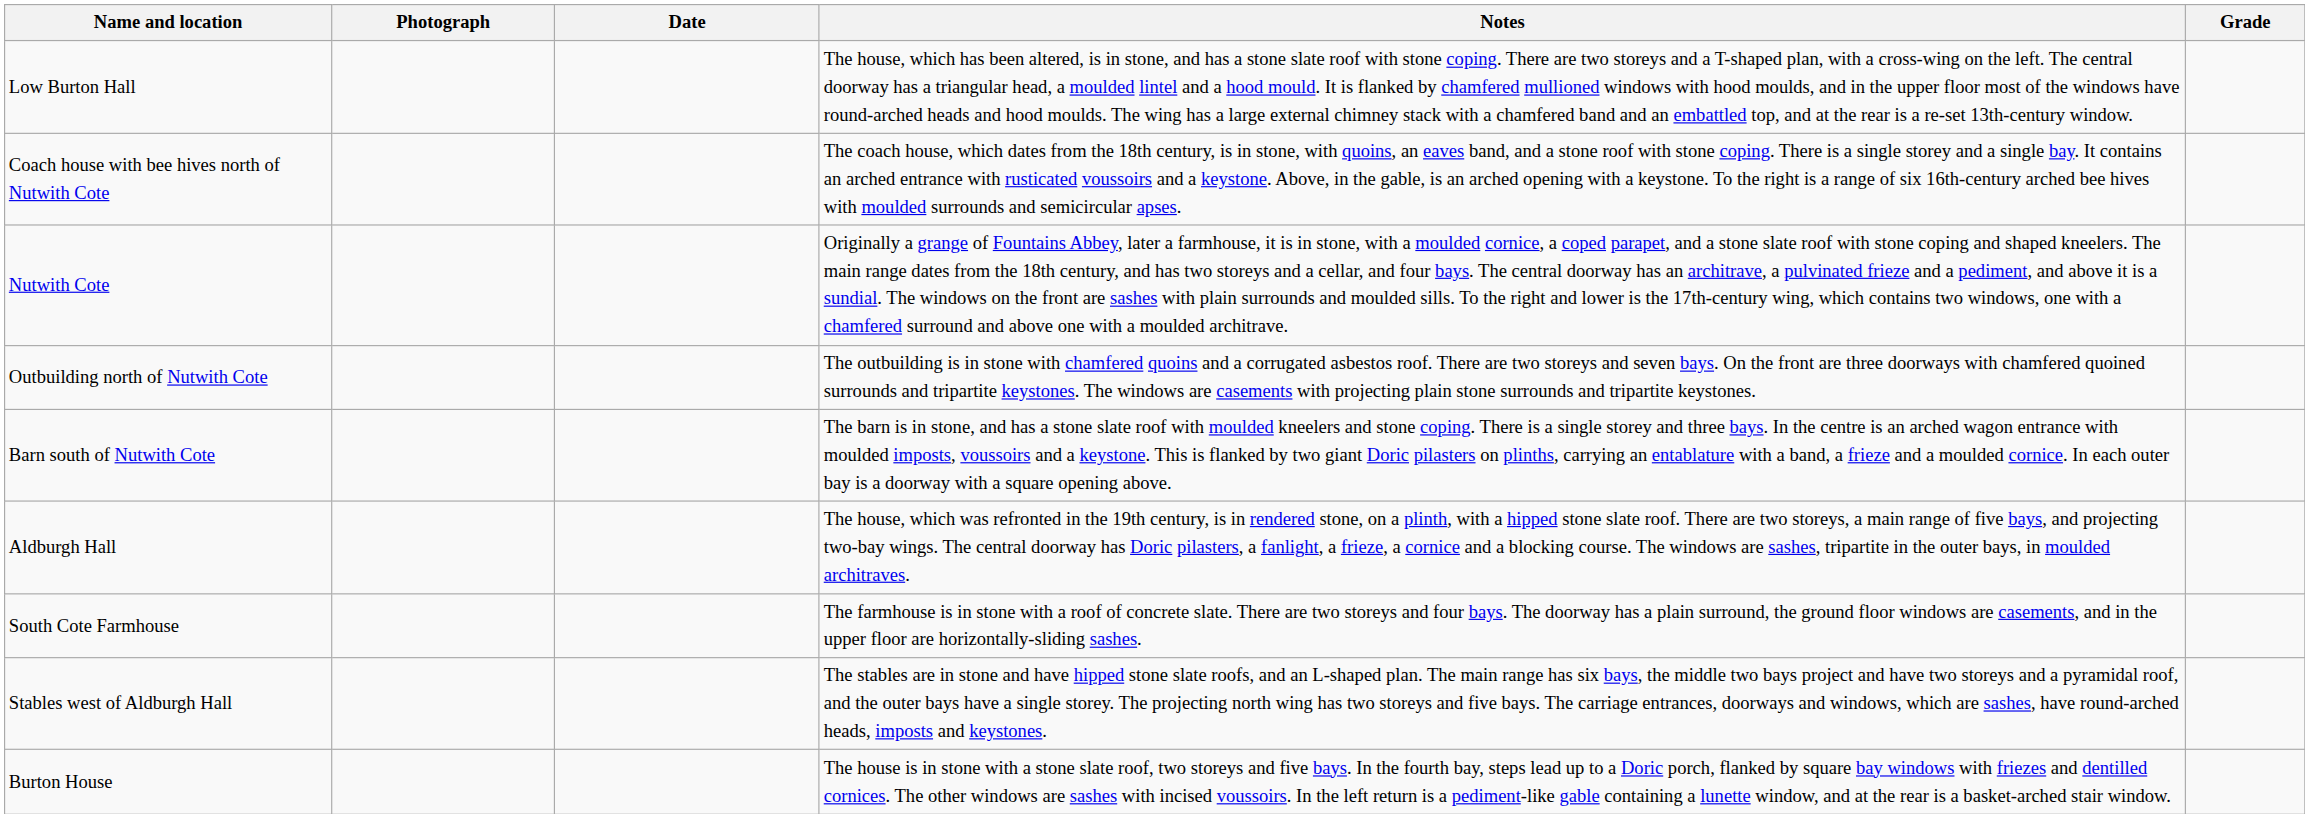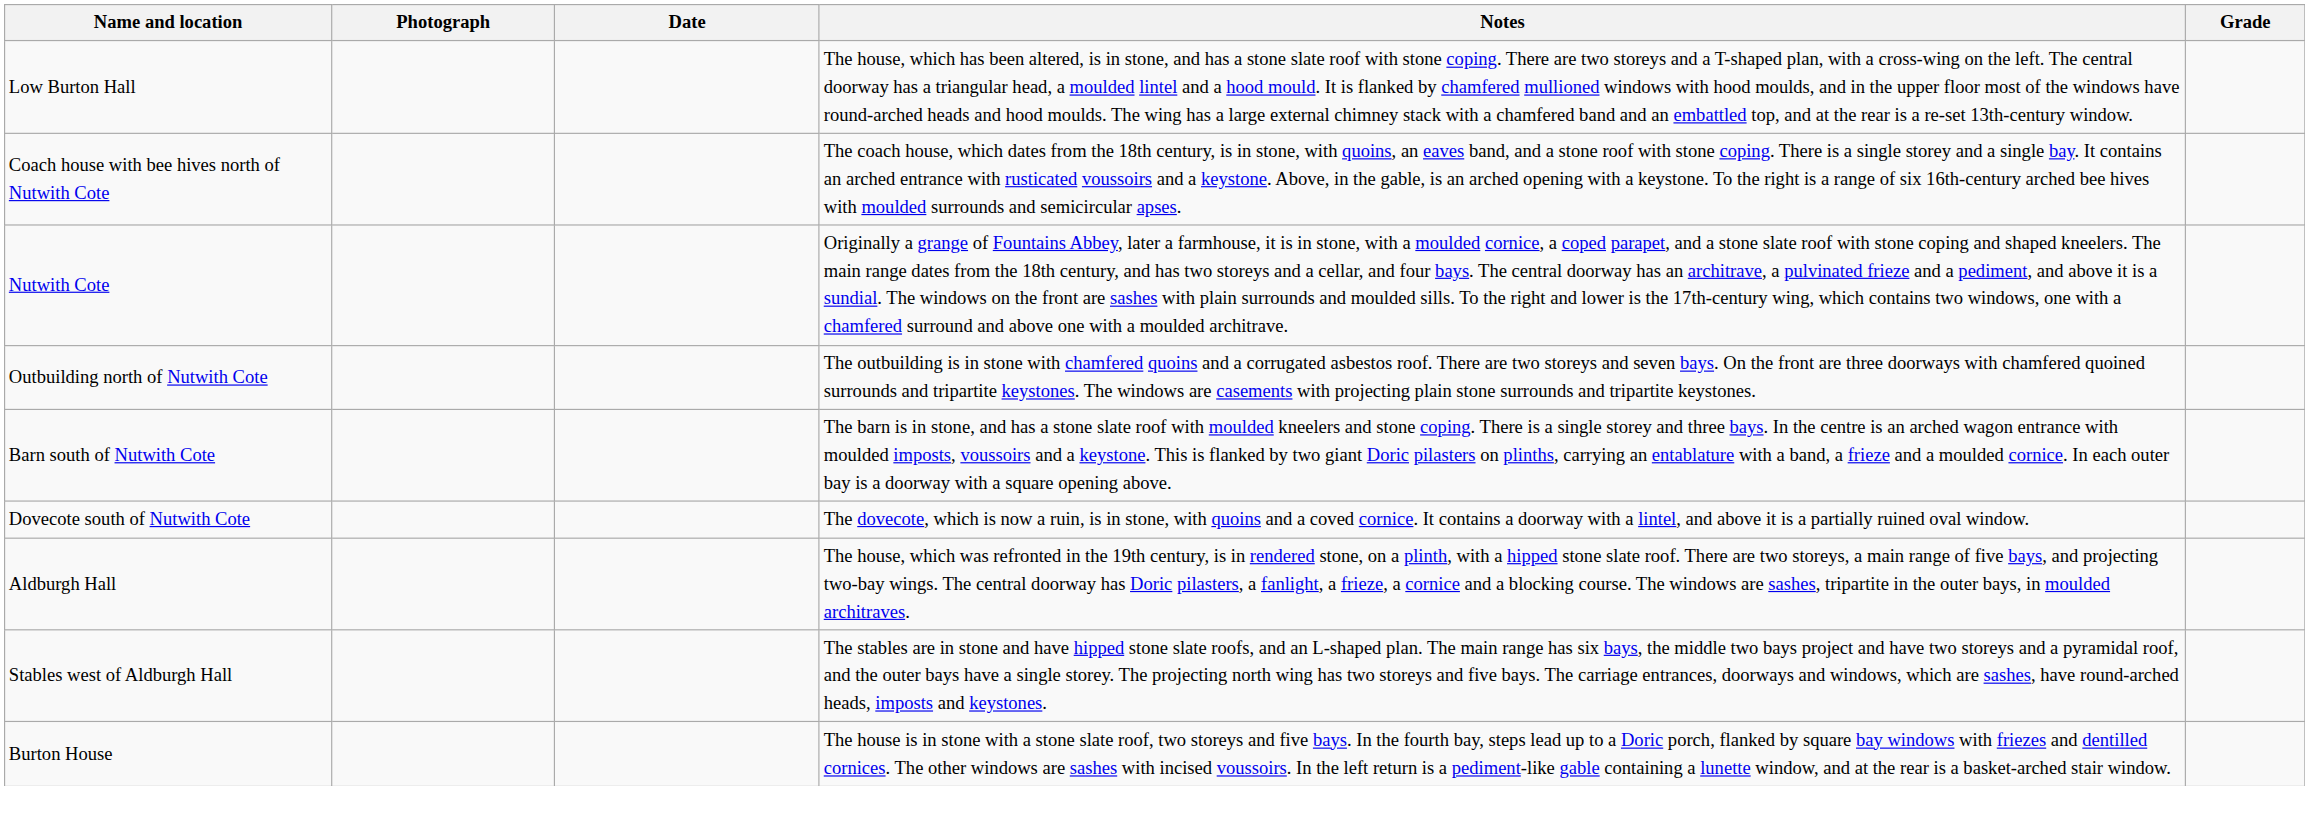+ row: (129, 519)
- row: (94, 625)
